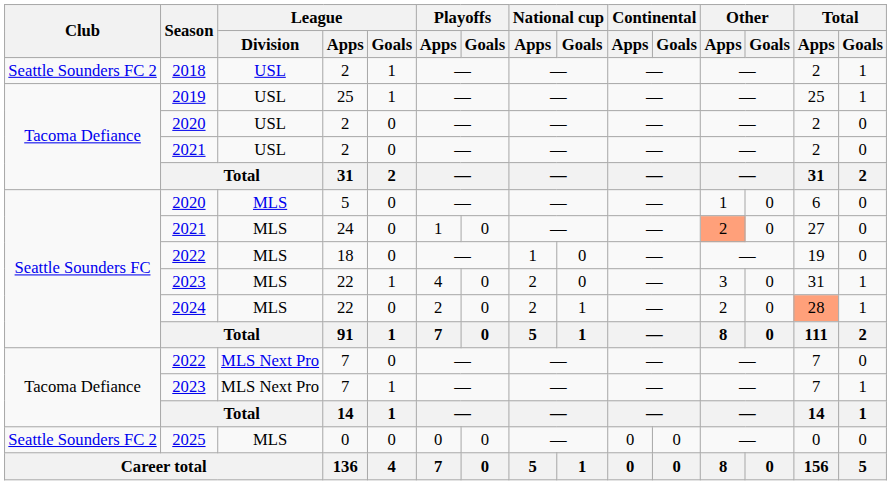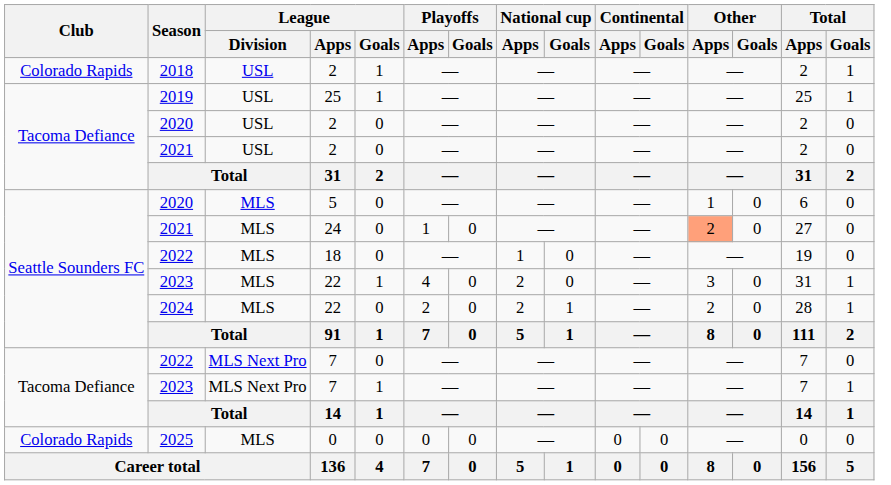(83, 70) Seattle Sounders FC 2 -> (76, 70) Colorado Rapids
(816, 307) lightsalmon background -> (804, 307) no background
(83, 439) Seattle Sounders FC 2 -> (76, 439) Colorado Rapids
